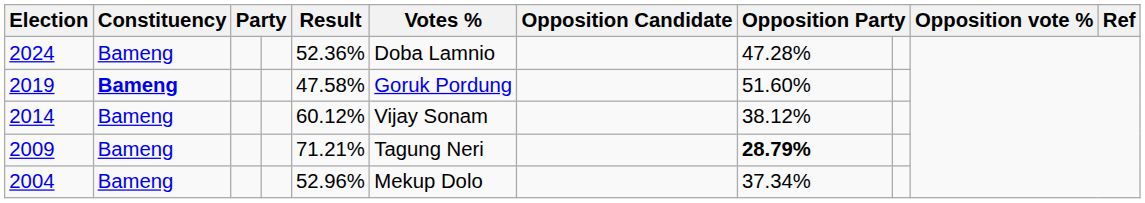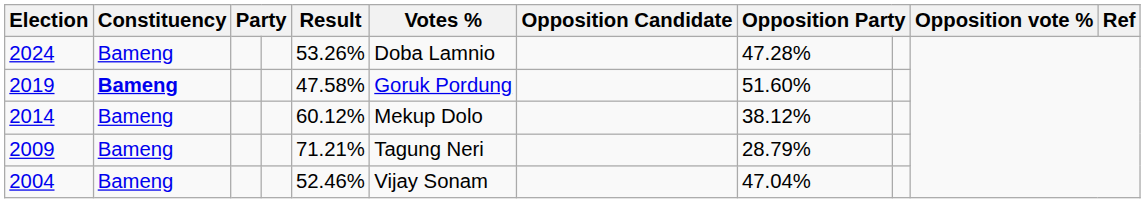(330, 52) 52.36% -> (330, 52) 53.26%
(431, 117) Vijay Sonam -> (428, 117) Mekup Dolo
(776, 149) bold -> (776, 149) normal
(330, 181) 52.96% -> (330, 181) 52.46%
(428, 181) Mekup Dolo -> (431, 181) Vijay Sonam
(776, 181) 37.34% -> (776, 181) 47.04%
